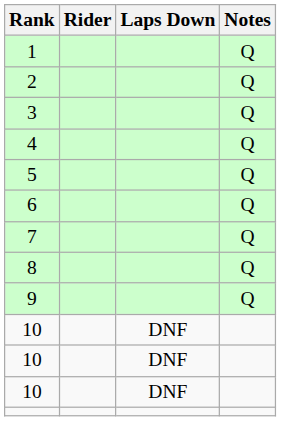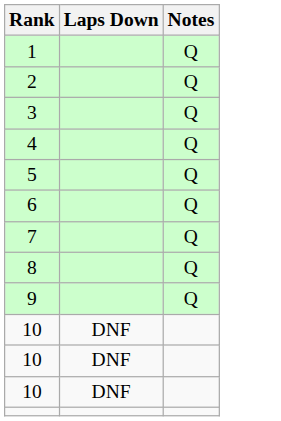- column: (88, 19)
